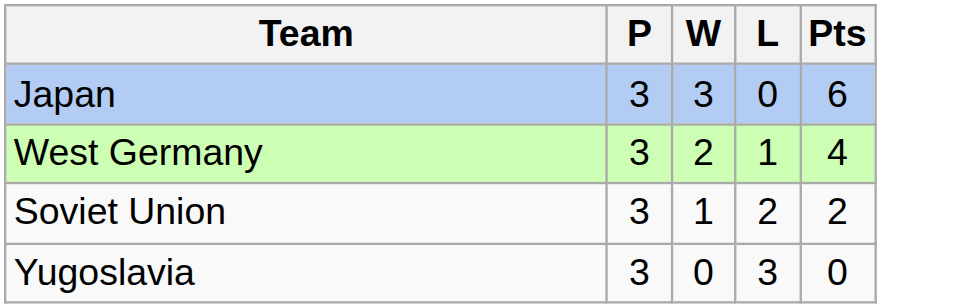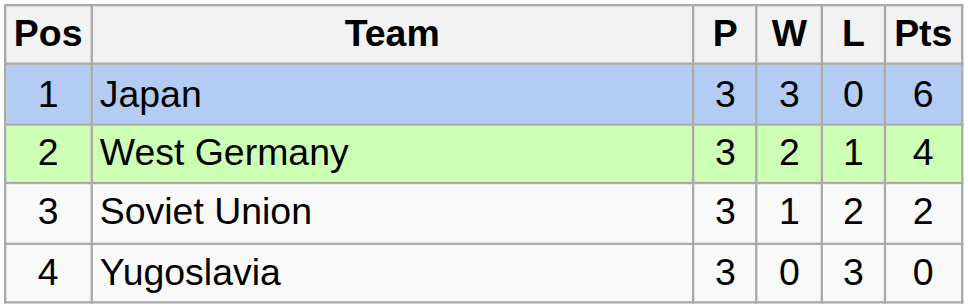+ column: (48, 34)
